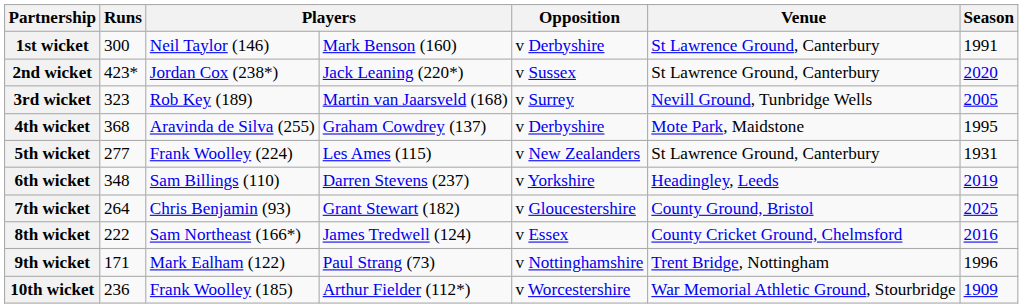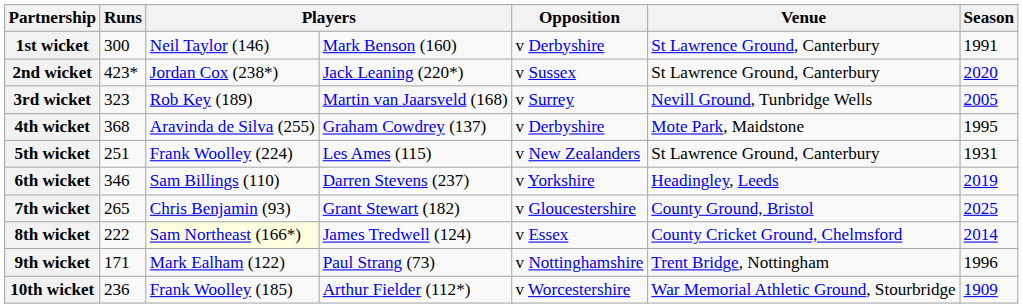(117, 153) 277 -> (117, 153) 251
(117, 180) 348 -> (117, 180) 346
(117, 208) 264 -> (117, 208) 265
(225, 235) no background -> (225, 235) lightyellow background
(981, 235) 2016 -> (981, 235) 2014
